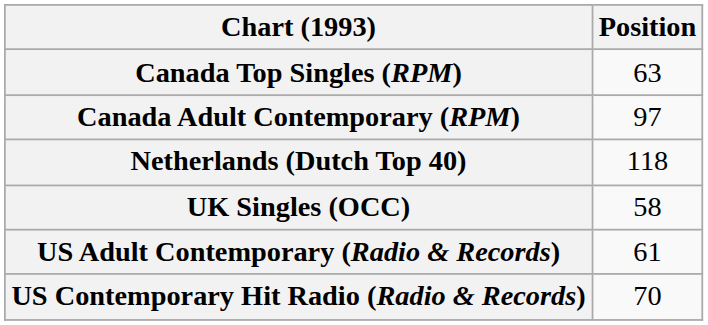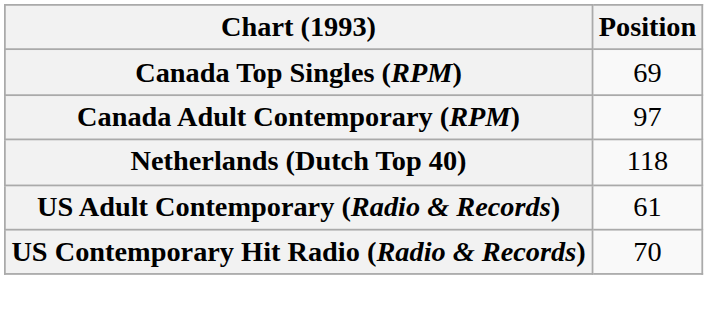(648, 71) 63 -> (648, 71) 69
- row: (299, 206)
